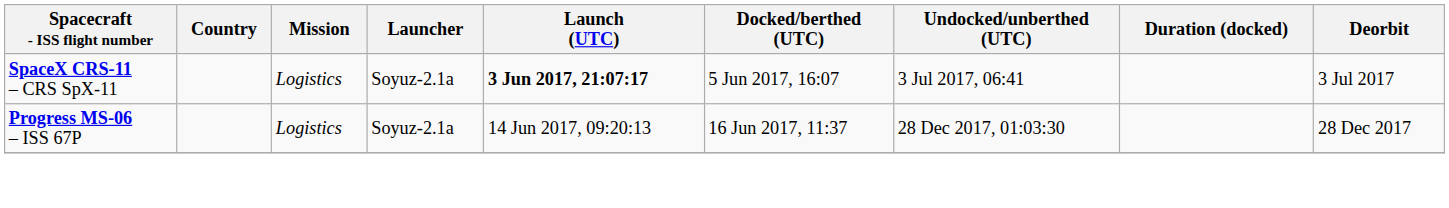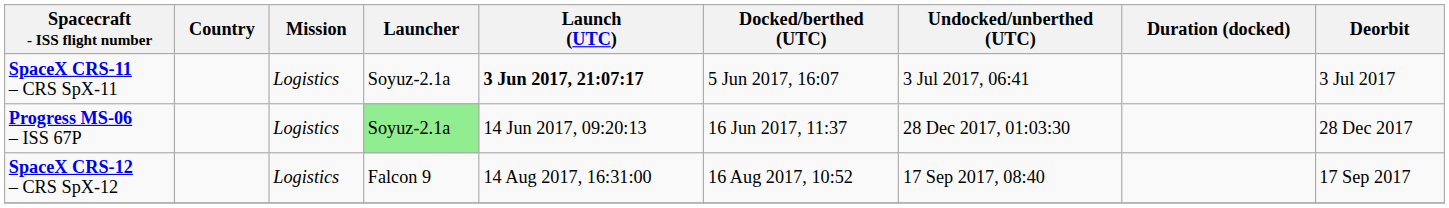(413, 128) no background -> (409, 128) lightgreen background
+ row: (71, 177)
